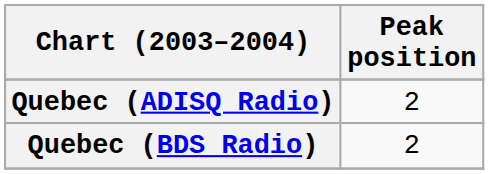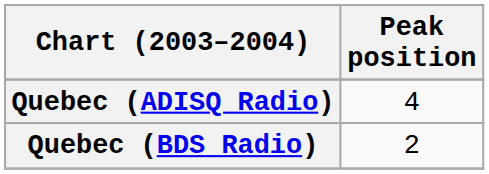(412, 102) 2 -> (412, 102) 4
